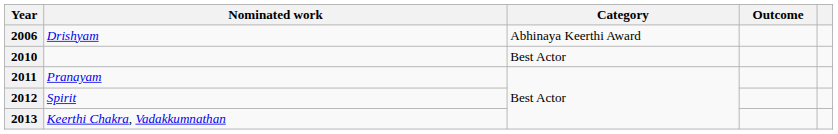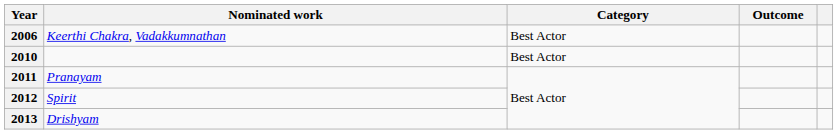(73, 35) Drishyam -> (136, 35) Keerthi Chakra, Vadakkumnathan
(576, 35) Abhinaya Keerthi Award -> (538, 35) Best Actor
(136, 118) Keerthi Chakra, Vadakkumnathan -> (73, 118) Drishyam
